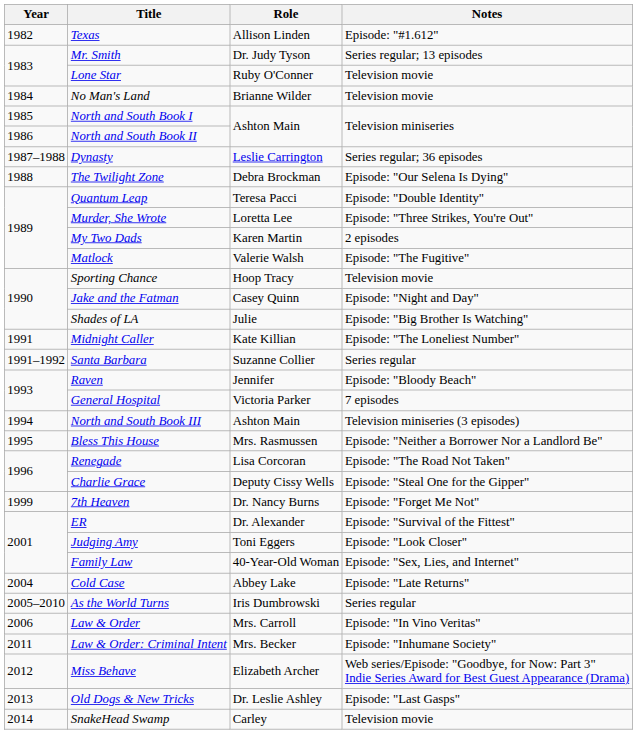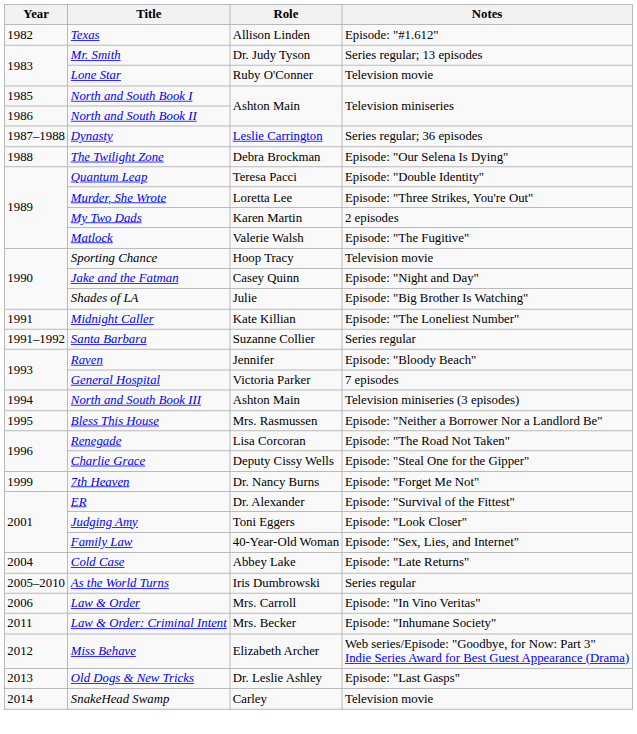- row: (110, 95)
